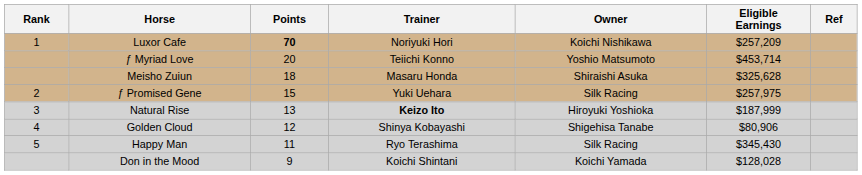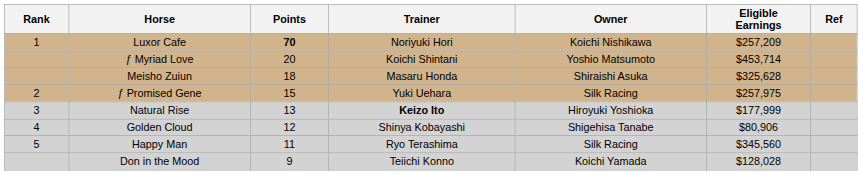(422, 59) Teiichi Konno -> (422, 59) Koichi Shintani
(759, 111) $187,999 -> (759, 111) $177,999
(759, 145) $345,430 -> (759, 145) $345,560
(422, 162) Koichi Shintani -> (422, 162) Teiichi Konno
